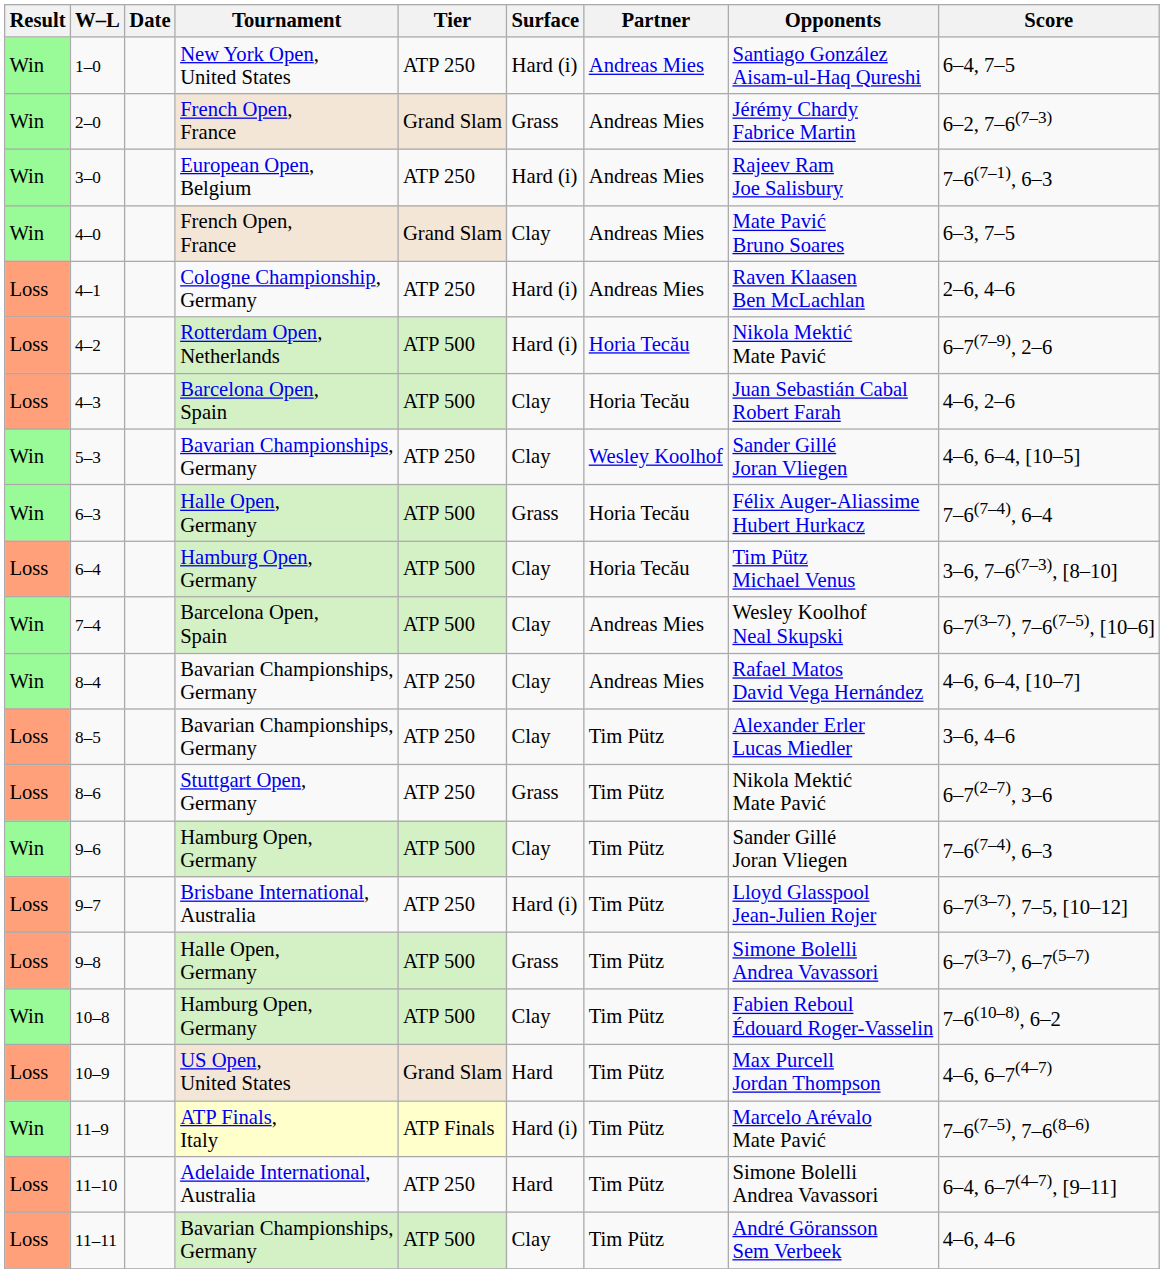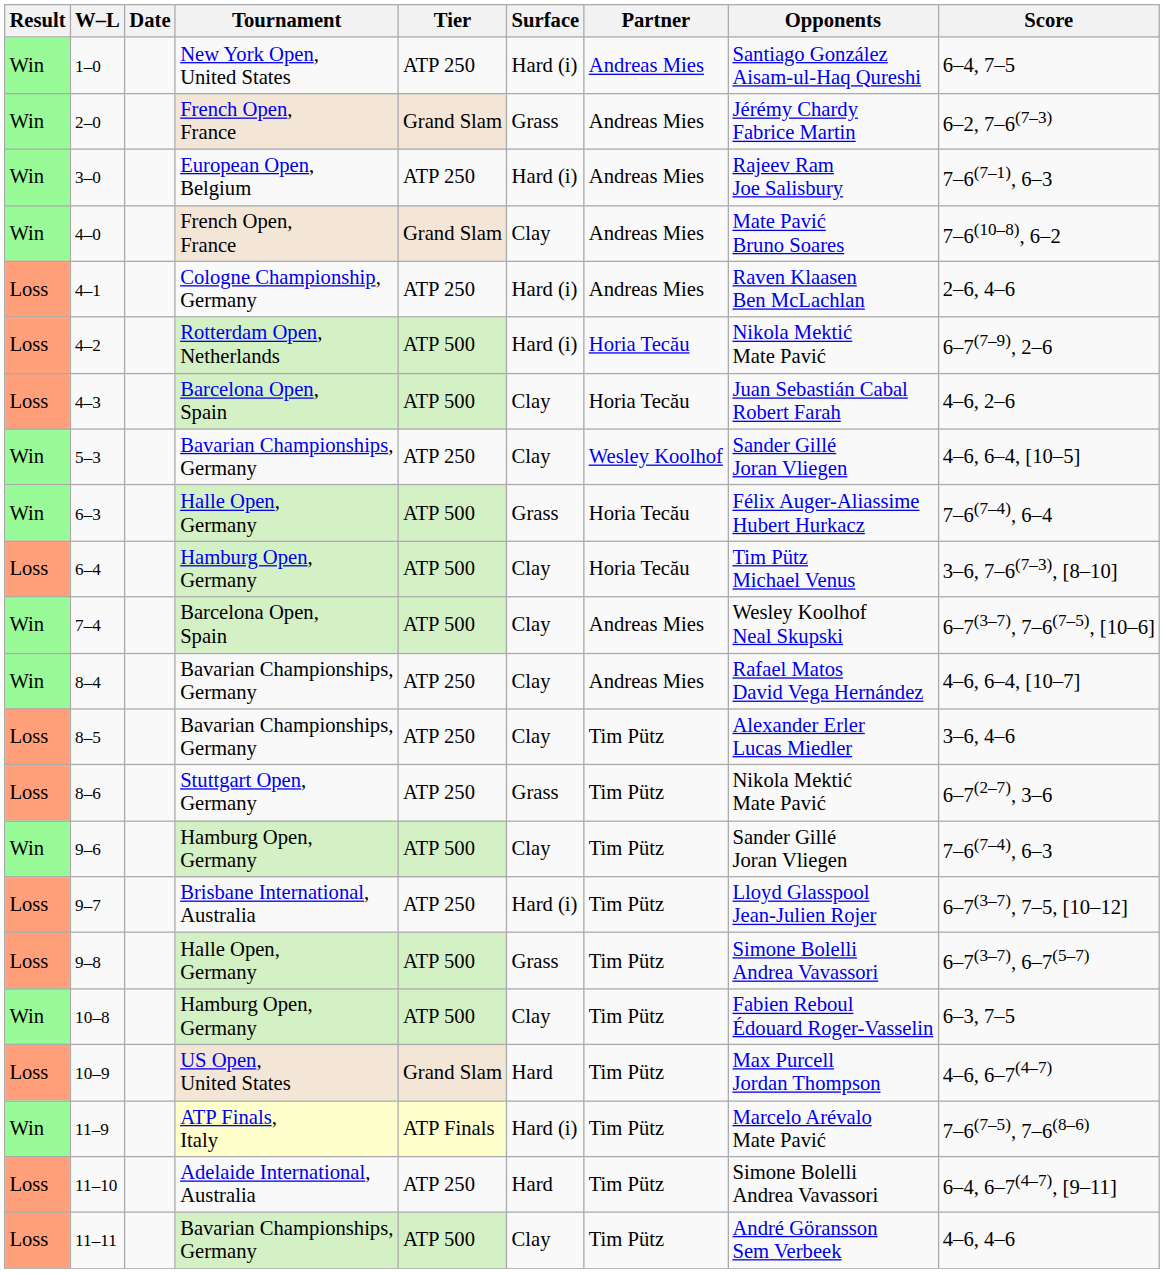(979, 233) 6–3, 7–5 -> (1002, 233) 7–6(10–8), 6–2
(1002, 1016) 7–6(10–8), 6–2 -> (979, 1016) 6–3, 7–5
